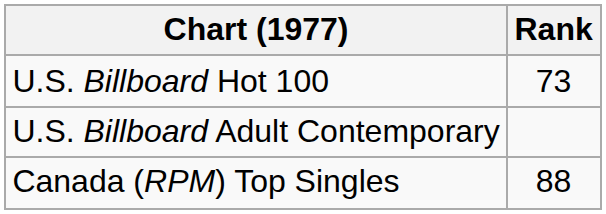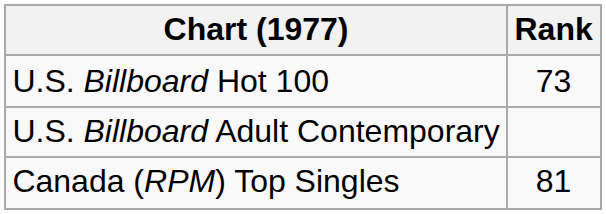(554, 182) 88 -> (554, 182) 81
